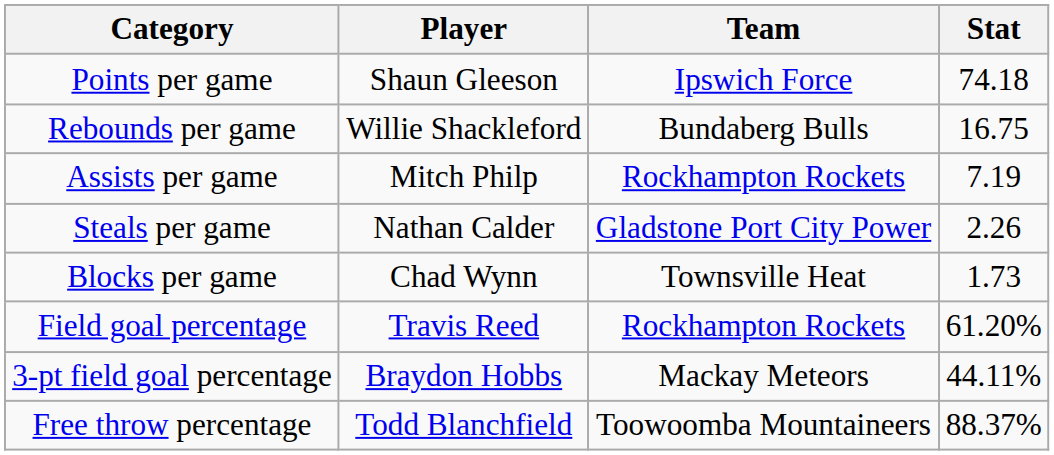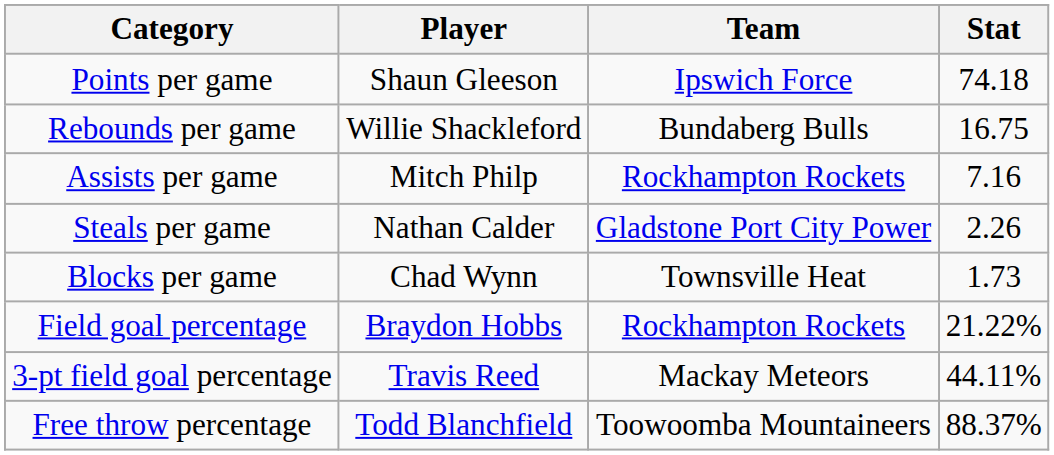(994, 177) 7.19 -> (994, 177) 7.16
(464, 326) Travis Reed -> (464, 326) Braydon Hobbs
(994, 326) 61.20% -> (994, 326) 21.22%
(464, 375) Braydon Hobbs -> (464, 375) Travis Reed
